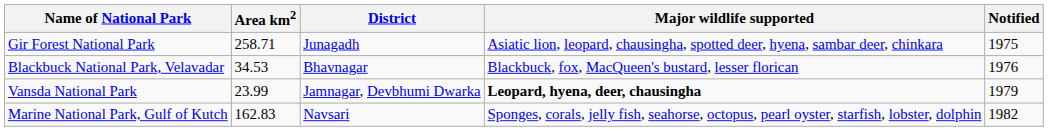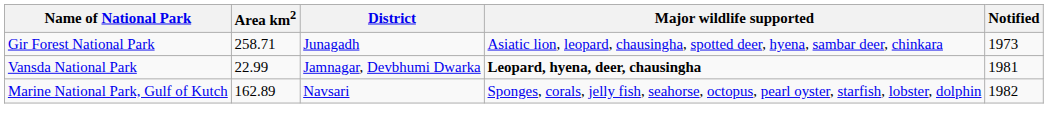(1003, 43) 1975 -> (1003, 43) 1973
- row: (116, 67)
(251, 91) 23.99 -> (251, 67) 22.99
(1003, 91) 1979 -> (1003, 67) 1981
(255, 114) 162.83 -> (255, 91) 162.89
